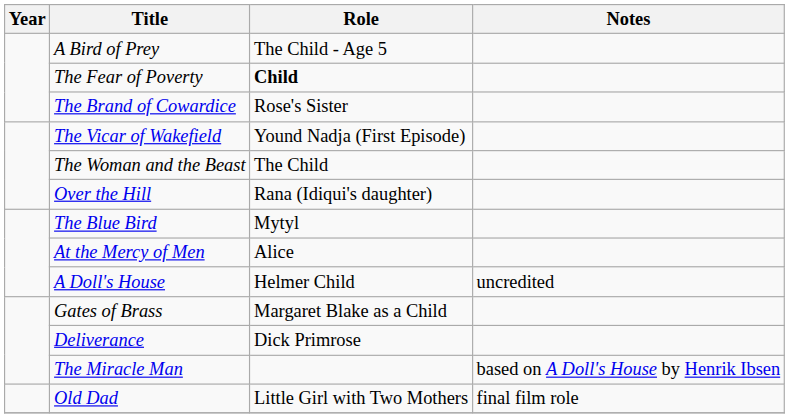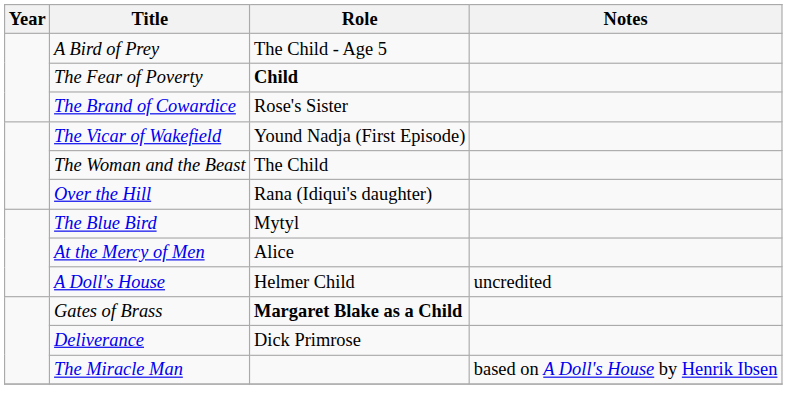(350, 310) normal -> (358, 310) bold
- row: (86, 398)
